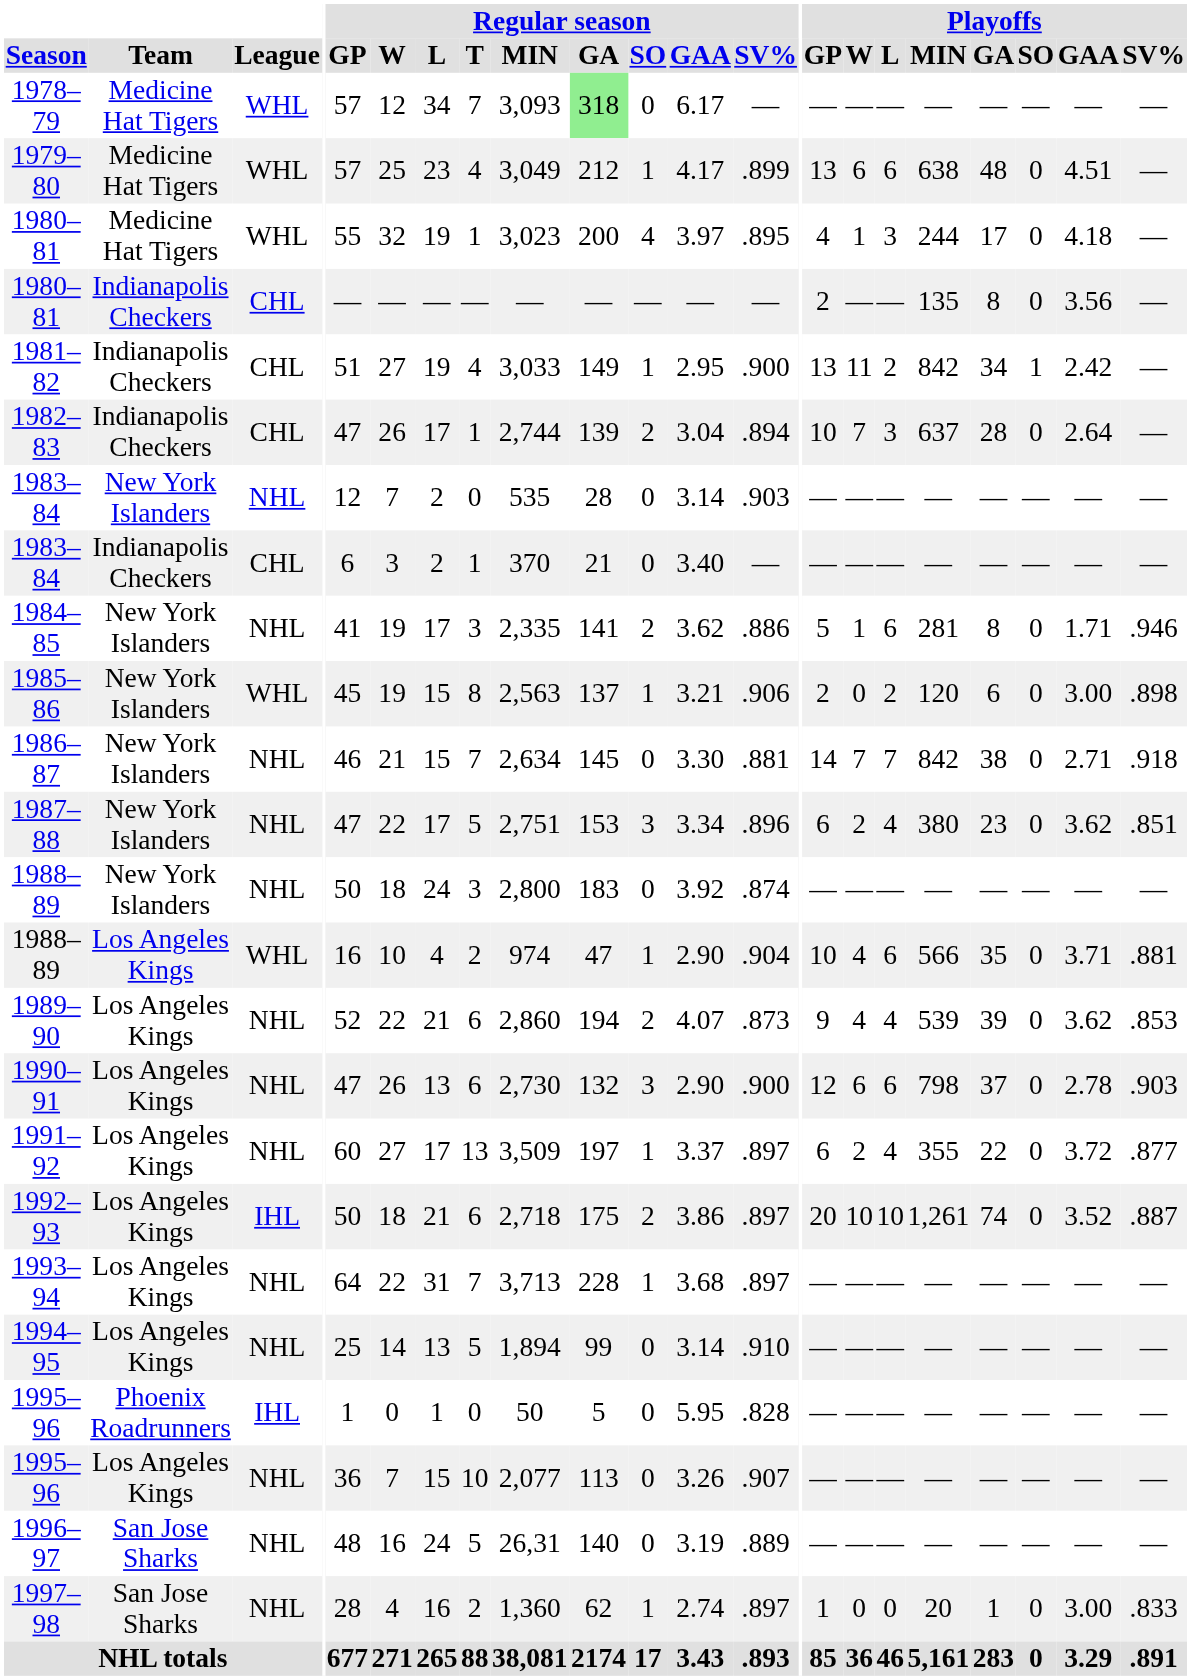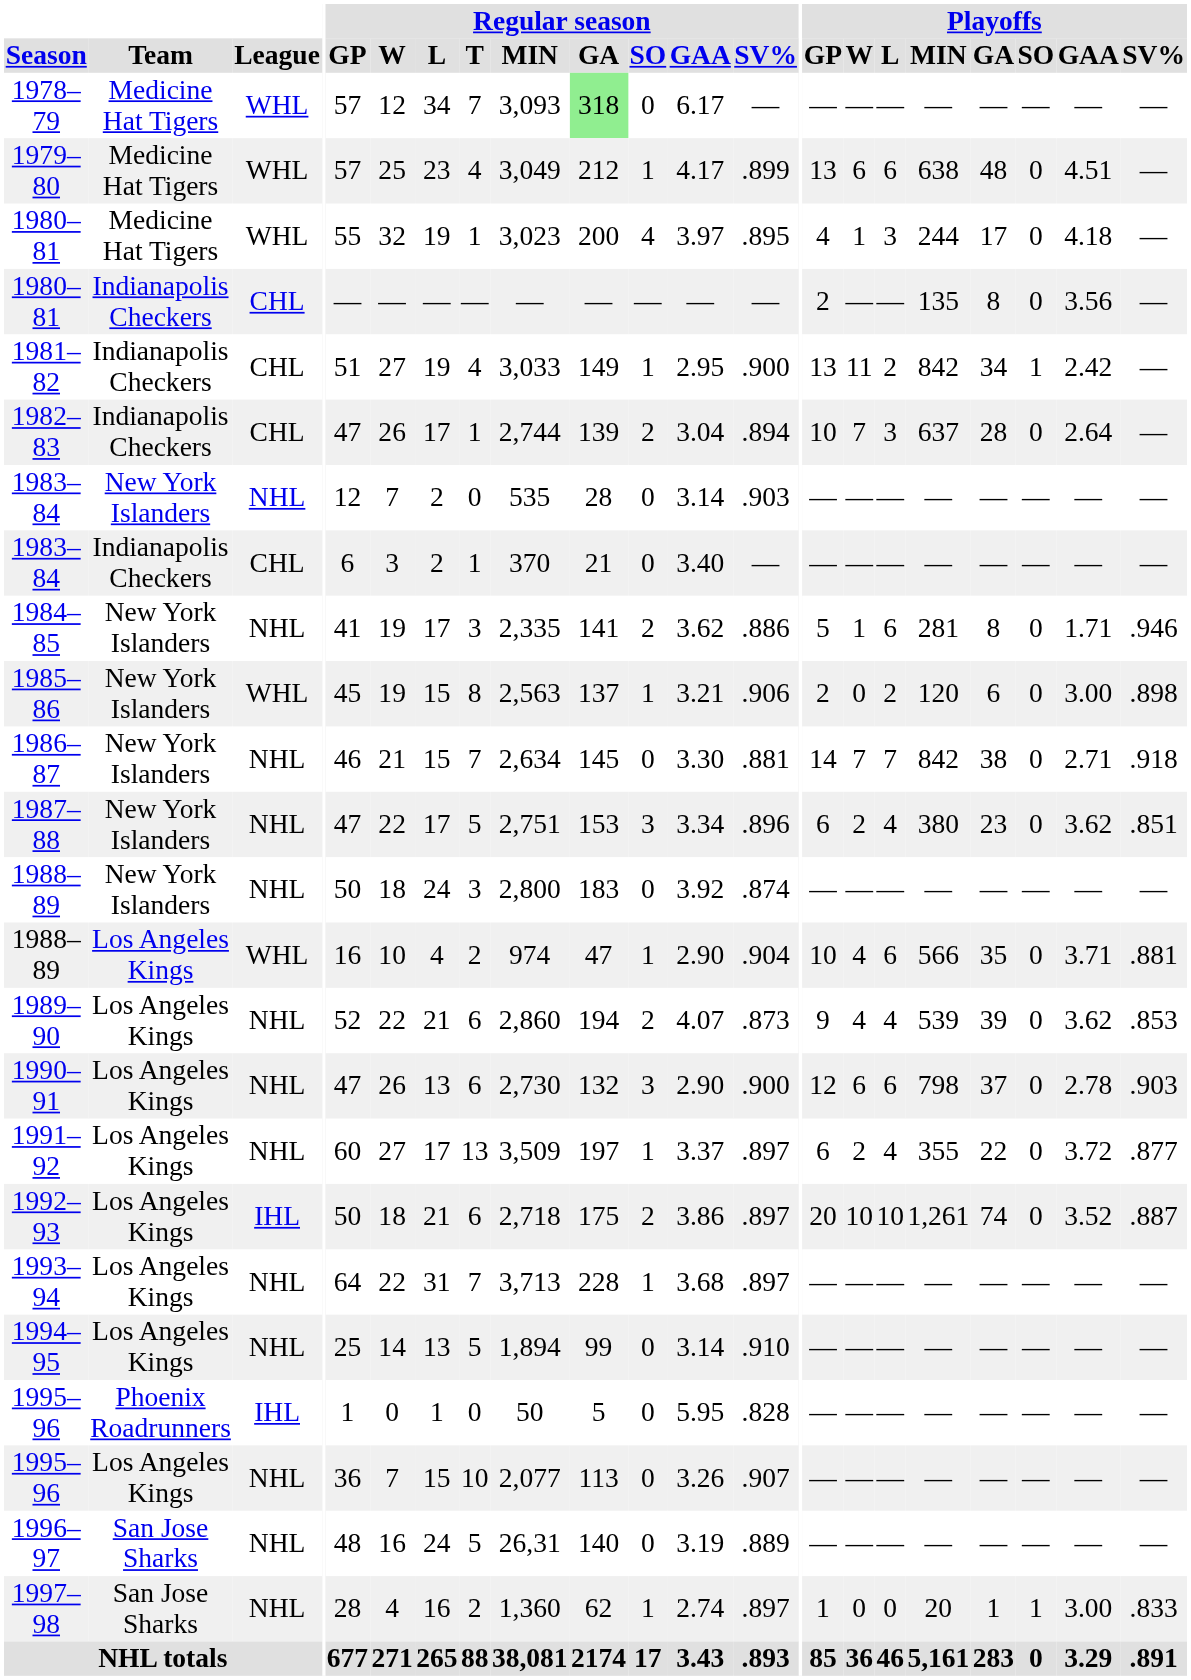(1036, 1608) 0 -> (1036, 1608) 1
